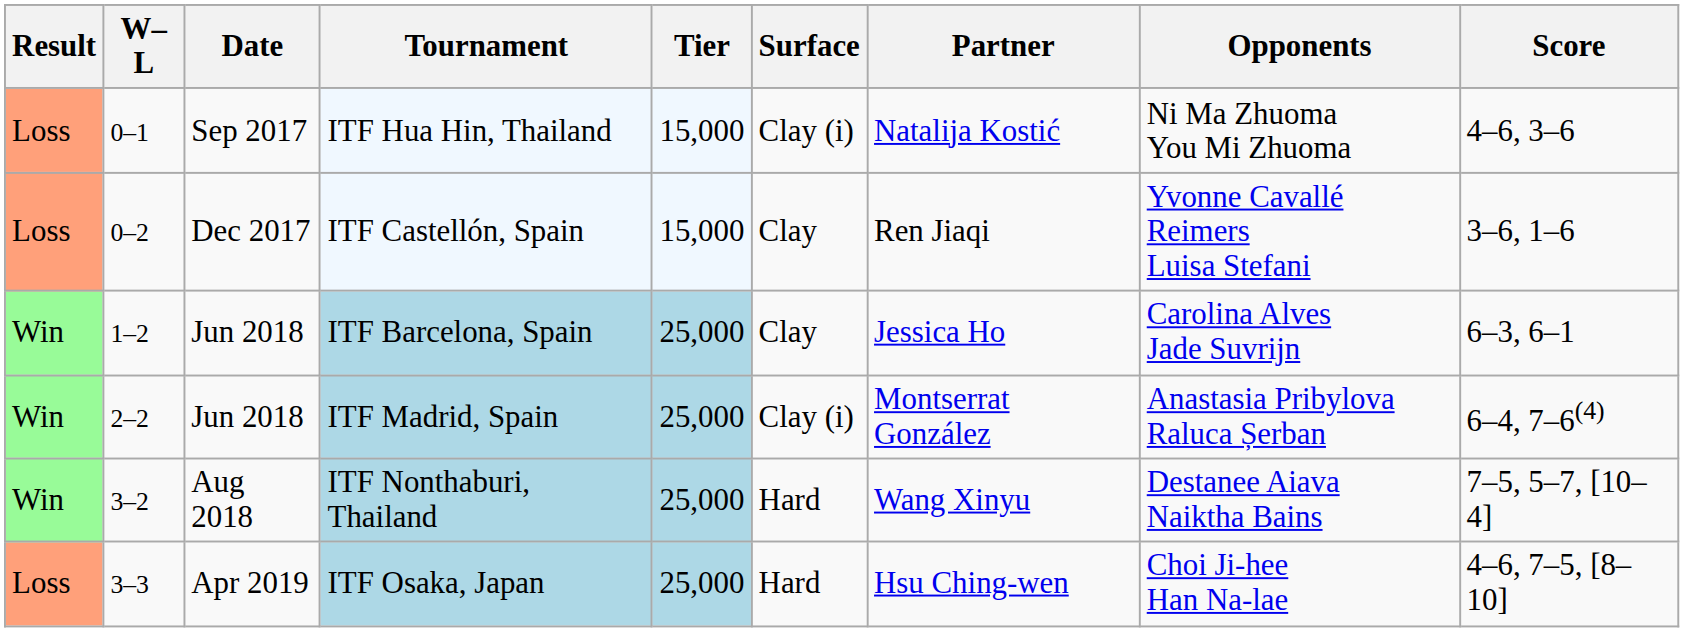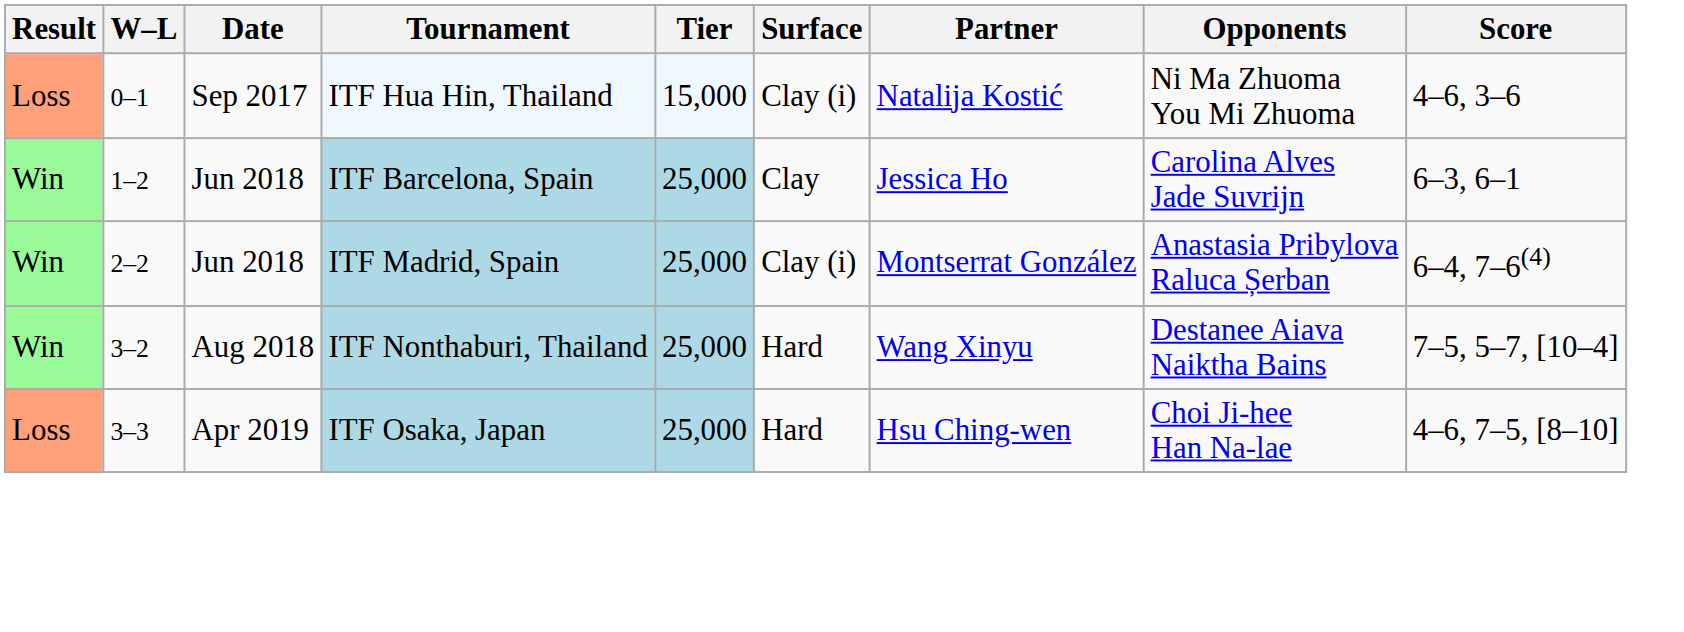- row: (456, 231)
